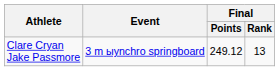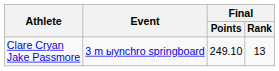(226, 52) 249.12 -> (226, 52) 249.10
